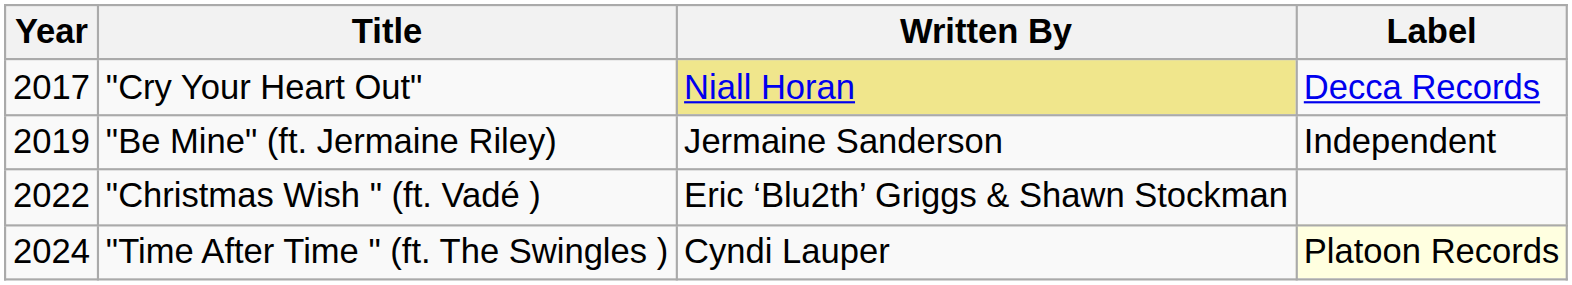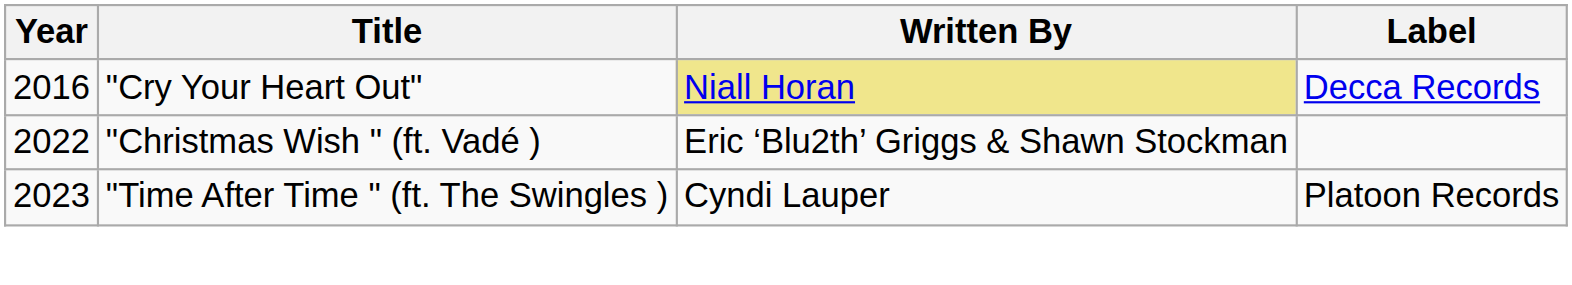(51, 86) 2017 -> (51, 86) 2016
- row: (331, 141)
(51, 251) 2024 -> (51, 196) 2023
(1432, 251) lightyellow background -> (1432, 196) no background
